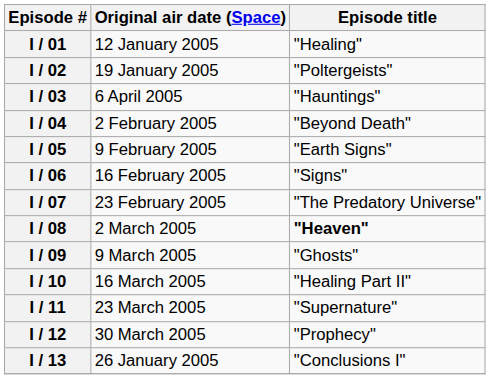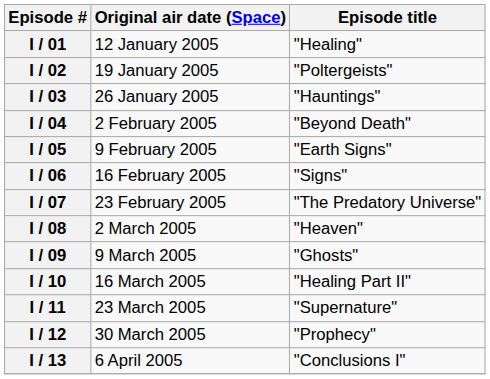(139, 96) 6 April 2005 -> (157, 96) 26 January 2005
(331, 228) bold -> (328, 228) normal
(157, 360) 26 January 2005 -> (139, 360) 6 April 2005
